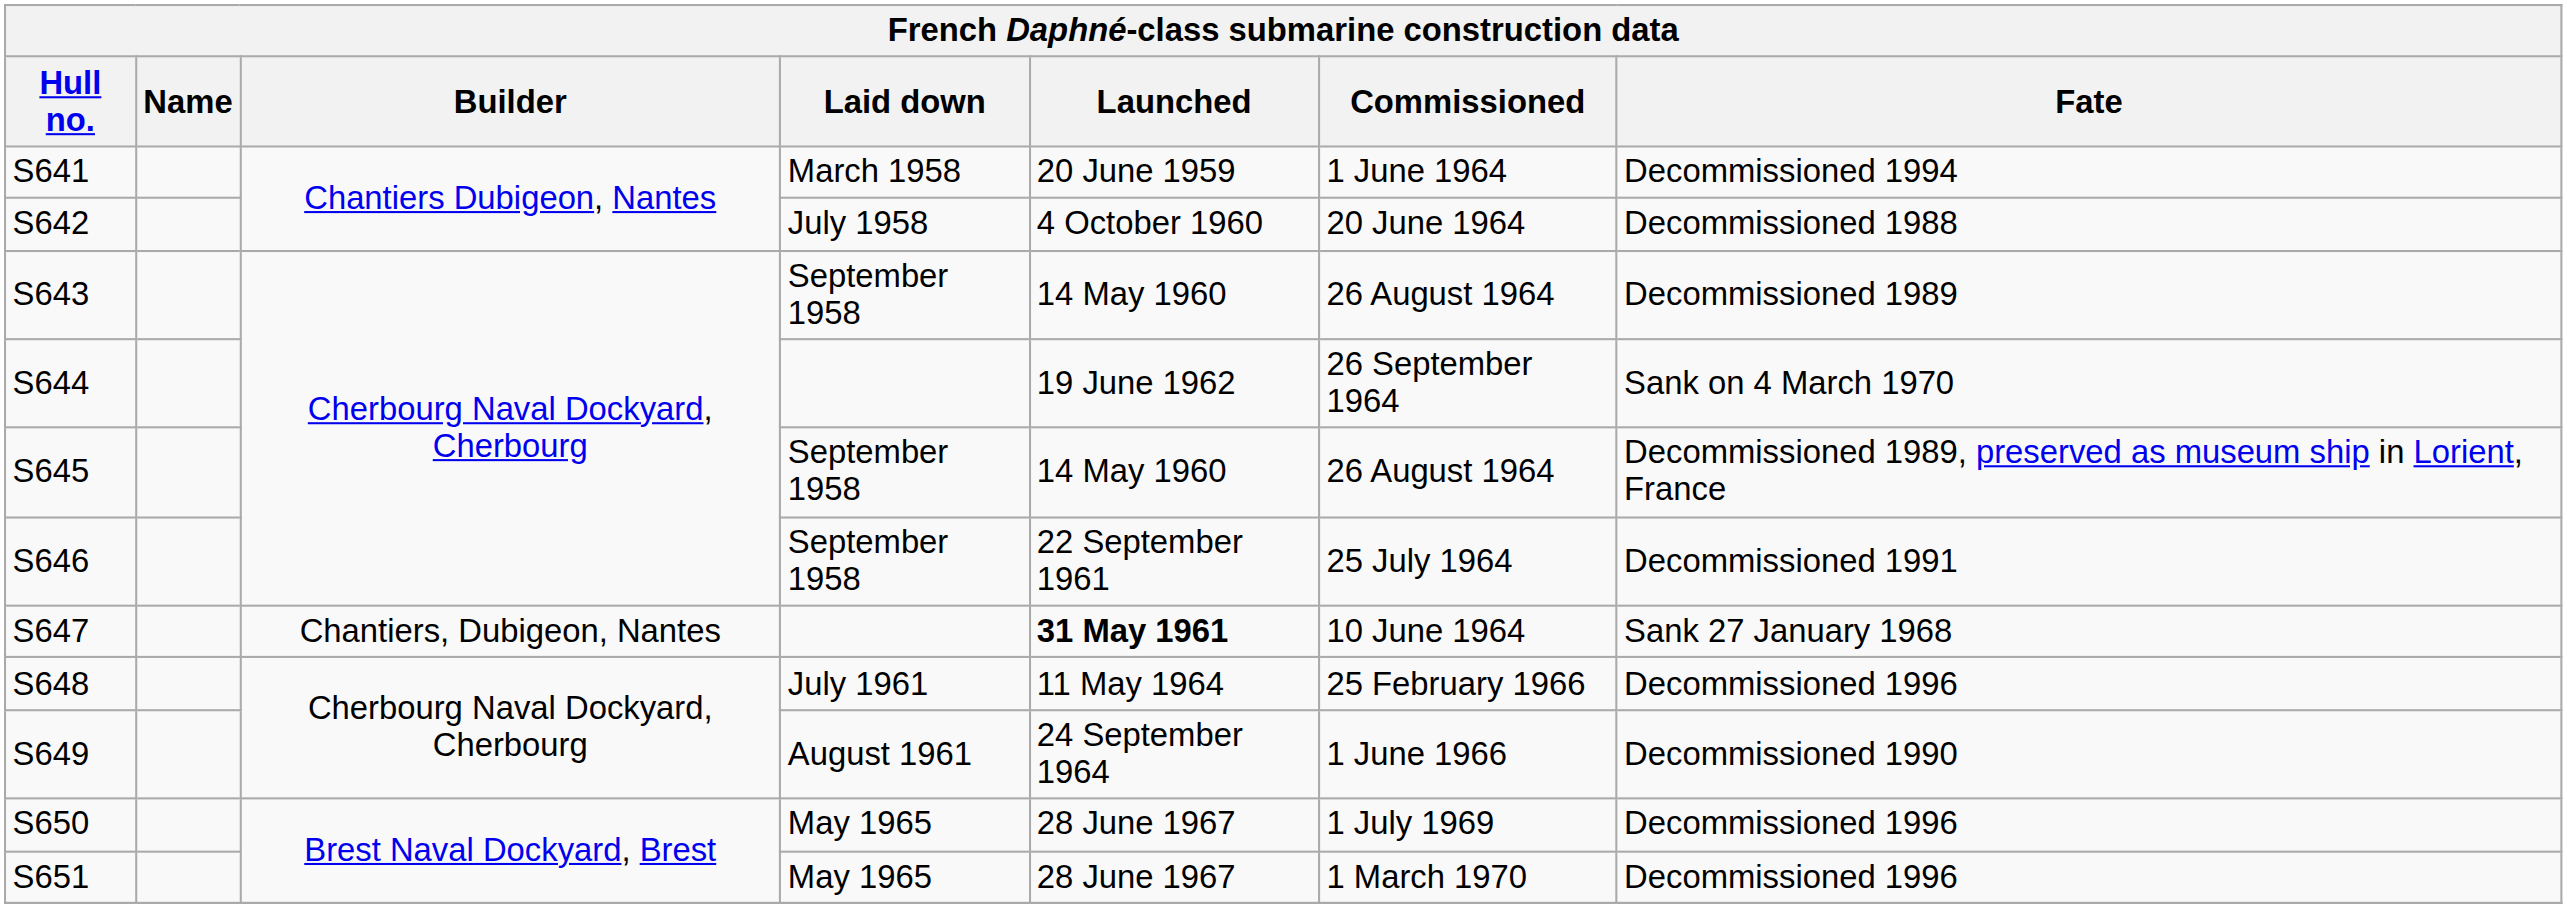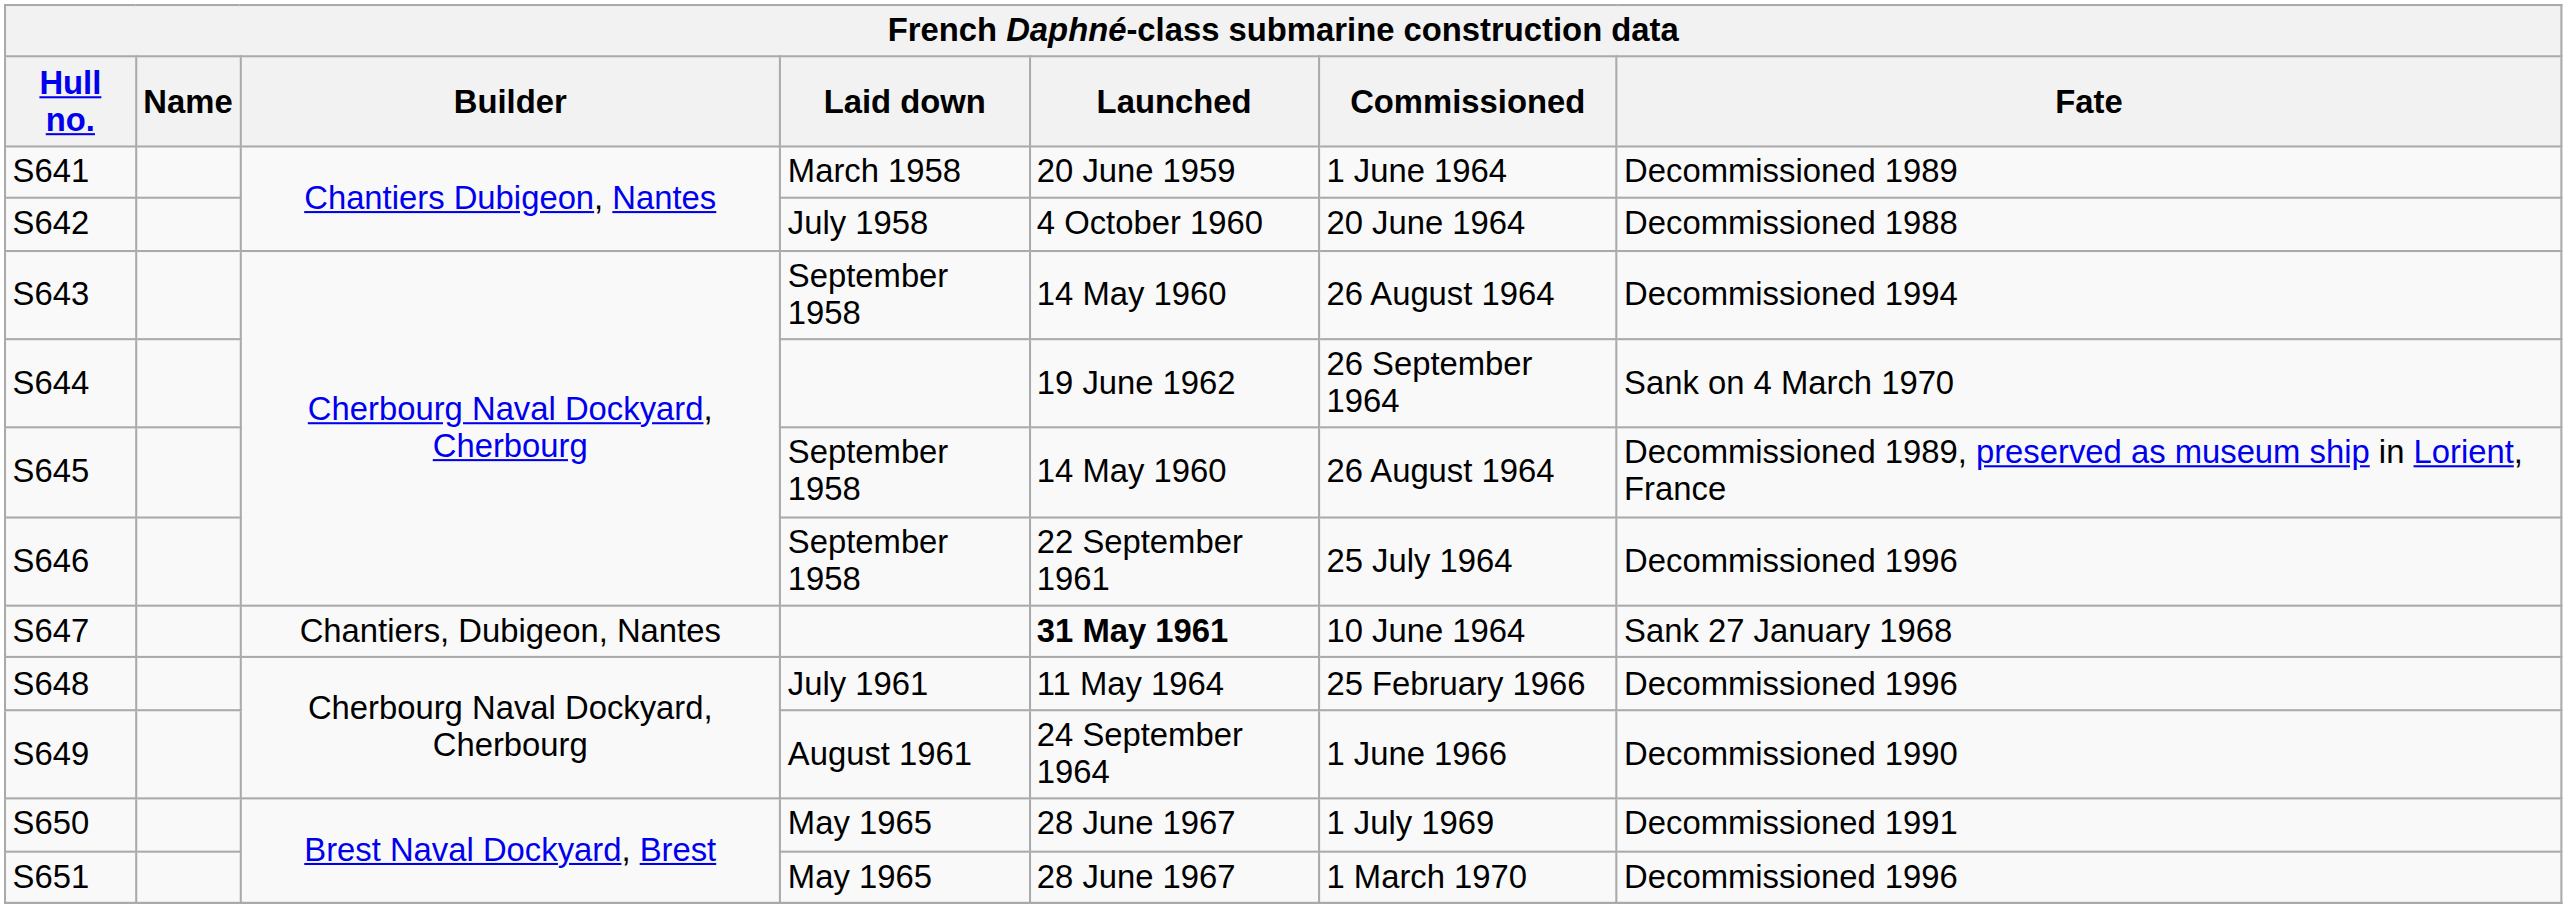(1791, 171) Decommissioned 1994 -> (1791, 171) Decommissioned 1989
(1791, 293) Decommissioned 1989 -> (1791, 293) Decommissioned 1994
(1791, 560) Decommissioned 1991 -> (1791, 560) Decommissioned 1996
(1791, 824) Decommissioned 1996 -> (1791, 824) Decommissioned 1991
